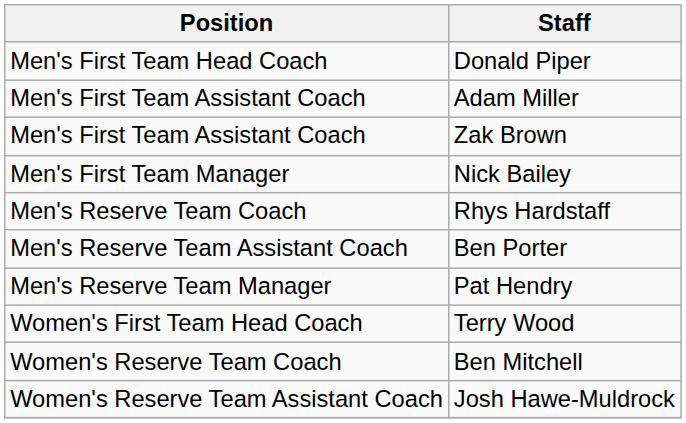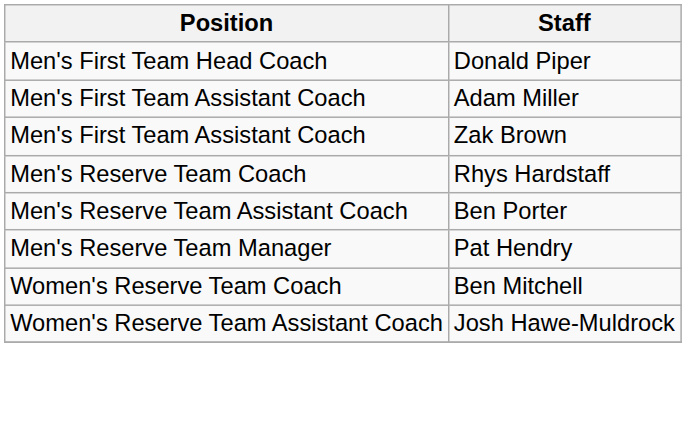- row: (512, 173)
- row: (514, 323)
